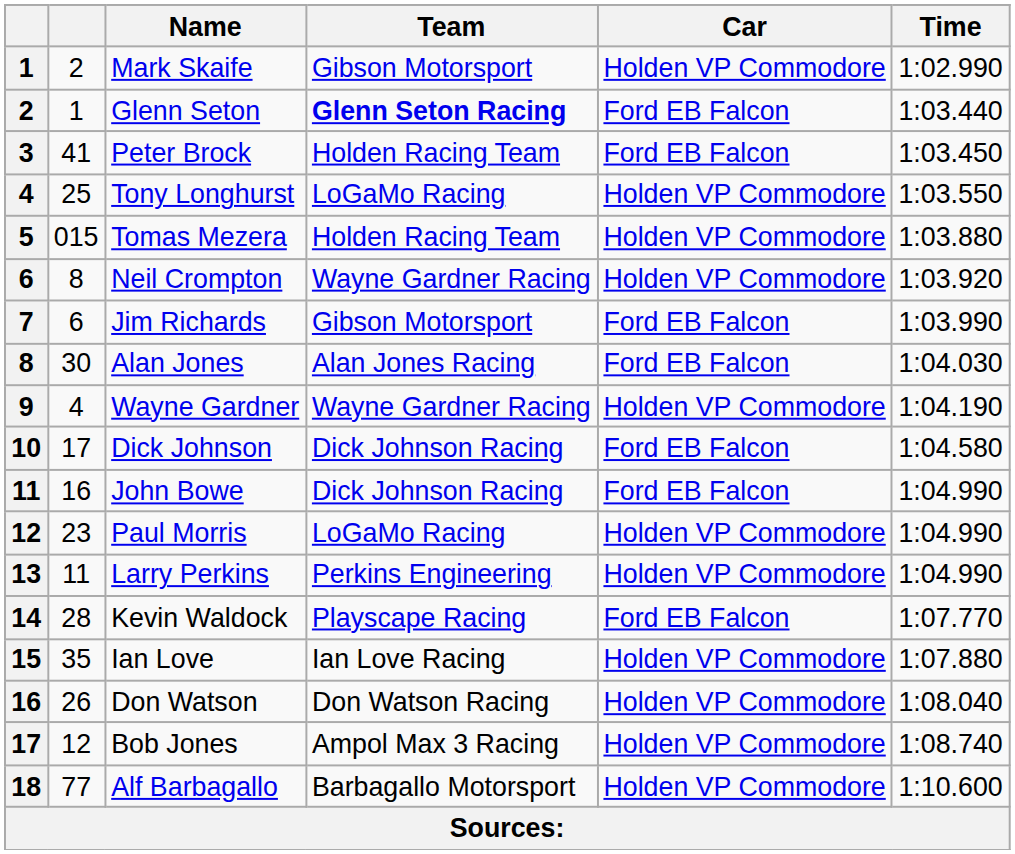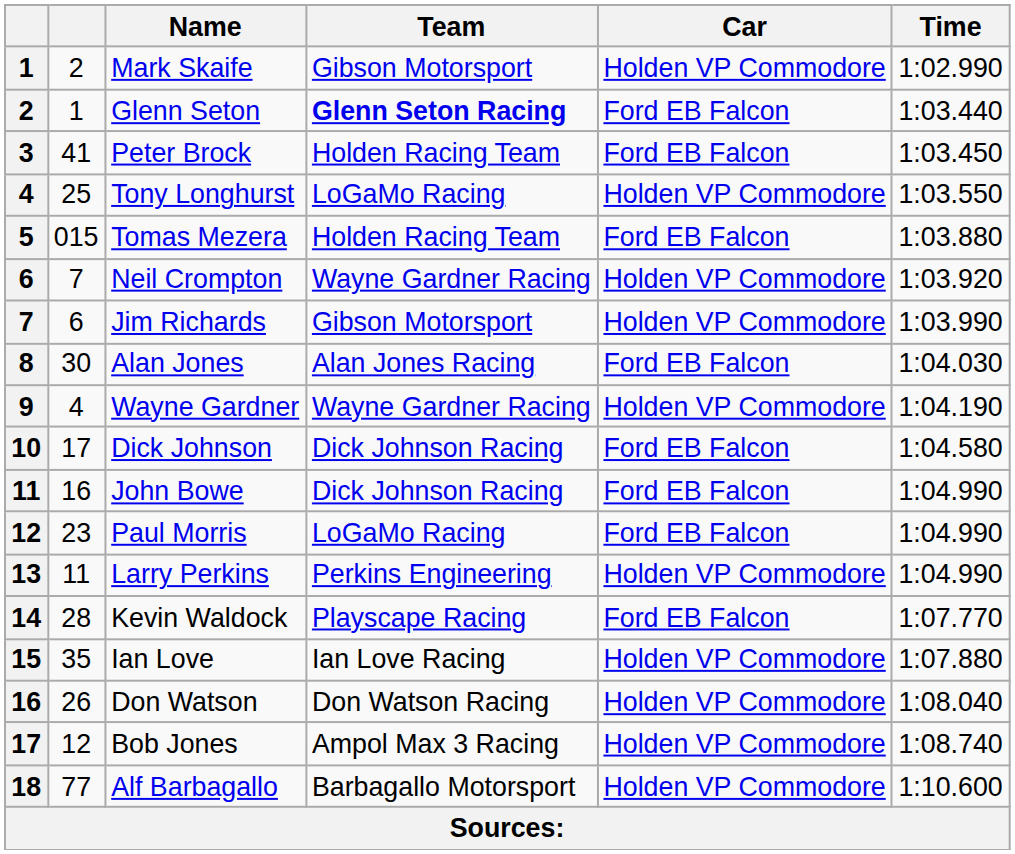(745, 237) Holden VP Commodore -> (696, 237) Ford EB Falcon
(76, 279) 8 -> (76, 279) 7
(696, 321) Ford EB Falcon -> (745, 321) Holden VP Commodore
(745, 532) Holden VP Commodore -> (696, 532) Ford EB Falcon
